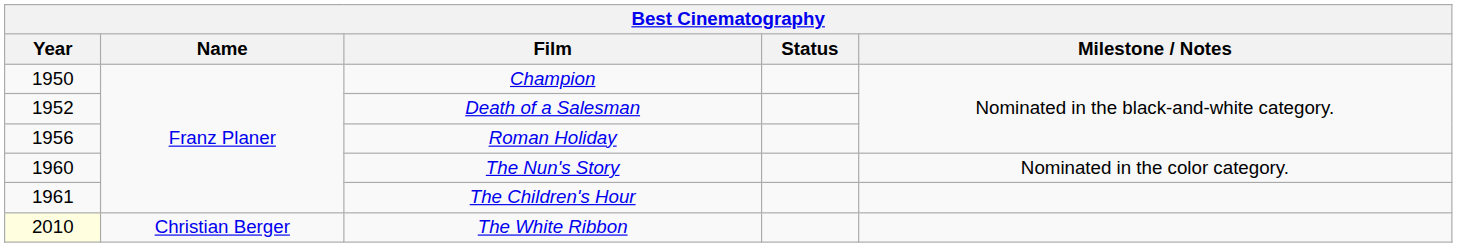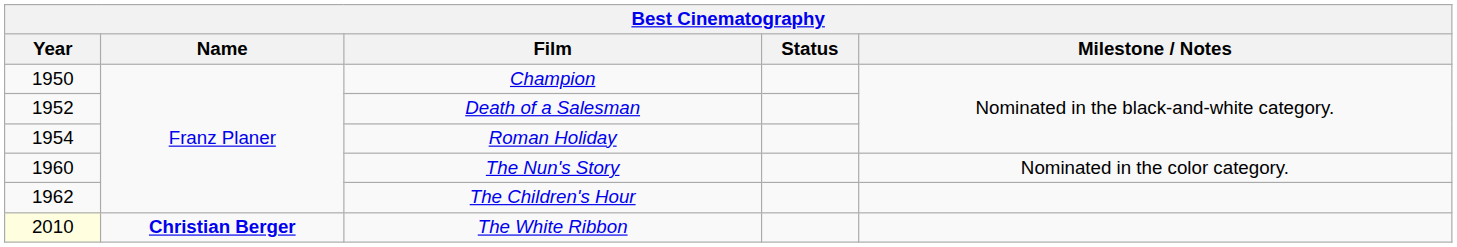(53, 138) 1956 -> (53, 138) 1954
(53, 197) 1961 -> (53, 197) 1962
(222, 227) normal -> (222, 227) bold
